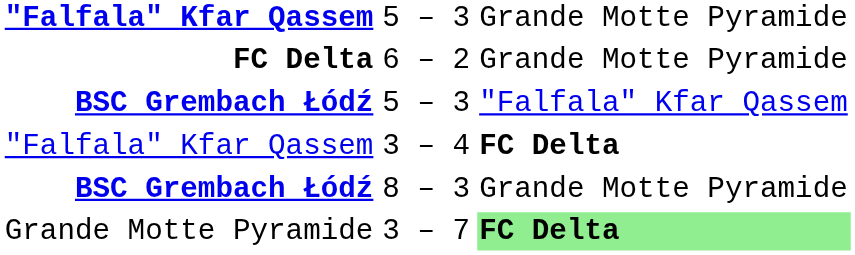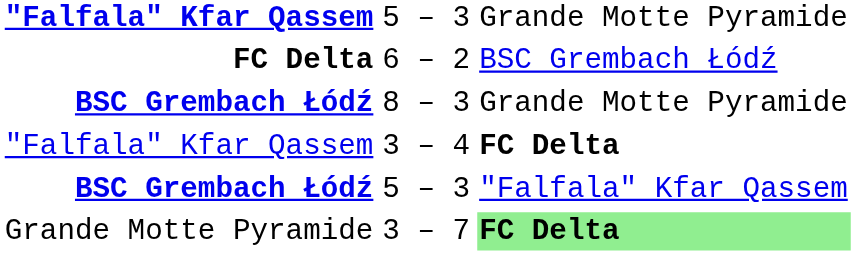(663, 60) Grande Motte Pyramide -> (628, 60) BSC Grembach Łódź
rows swapped: (224, 189) <-> (224, 103)
